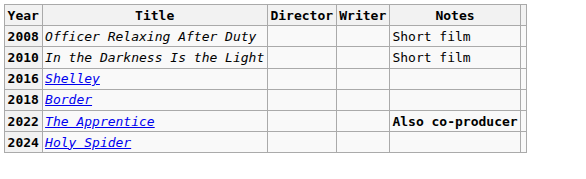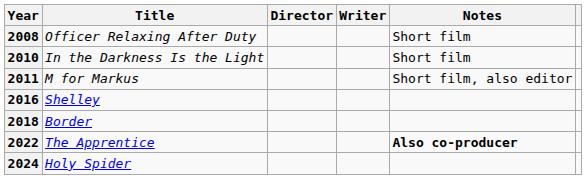+ row: (23, 79)
